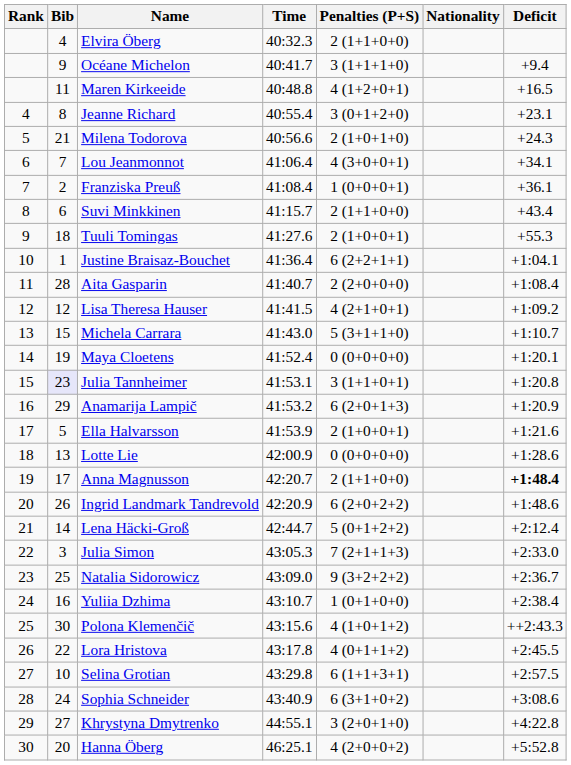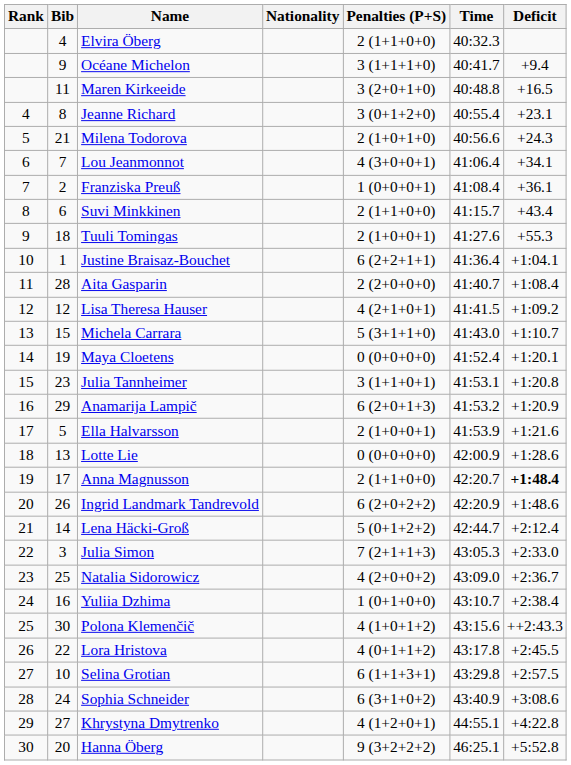columns swapped: (463, 16) <-> (289, 16)
(369, 89) 4 (1+2+0+1) -> (396, 89) 3 (2+0+1+0)
(62, 382) lavender background -> (62, 382) no background
(369, 576) 9 (3+2+2+2) -> (396, 576) 4 (2+0+0+2)
(369, 723) 3 (2+0+1+0) -> (396, 723) 4 (1+2+0+1)
(369, 747) 4 (2+0+0+2) -> (396, 747) 9 (3+2+2+2)
